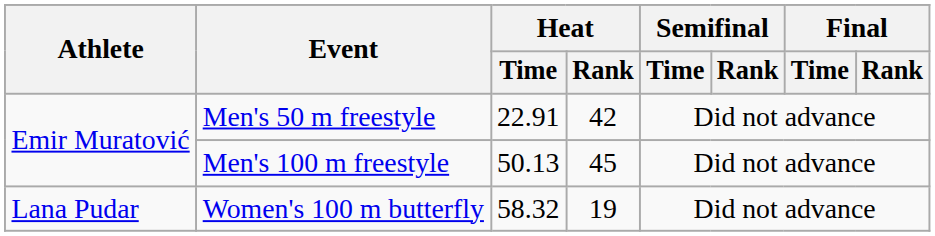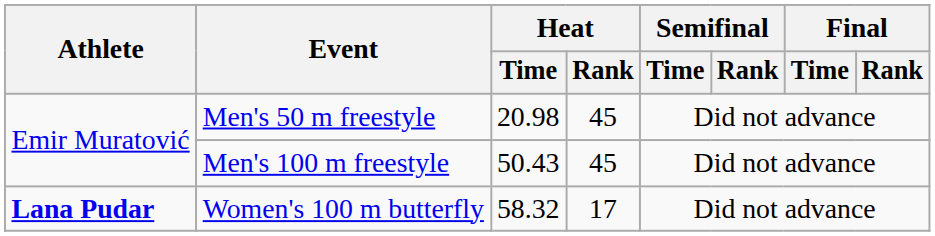(528, 117) 22.91 -> (528, 117) 20.98
(603, 117) 42 -> (603, 117) 45
(528, 162) 50.13 -> (528, 162) 50.43
(75, 208) normal -> (83, 208) bold
(603, 208) 19 -> (603, 208) 17
